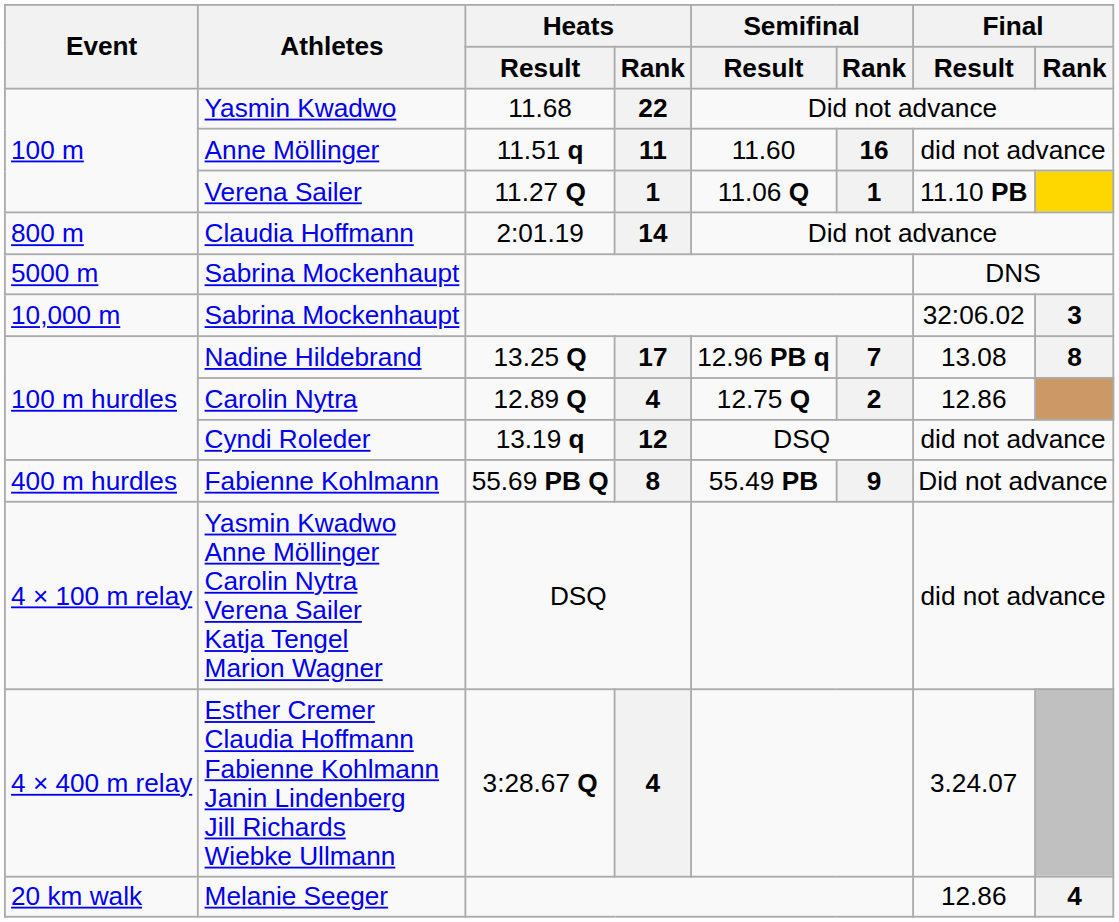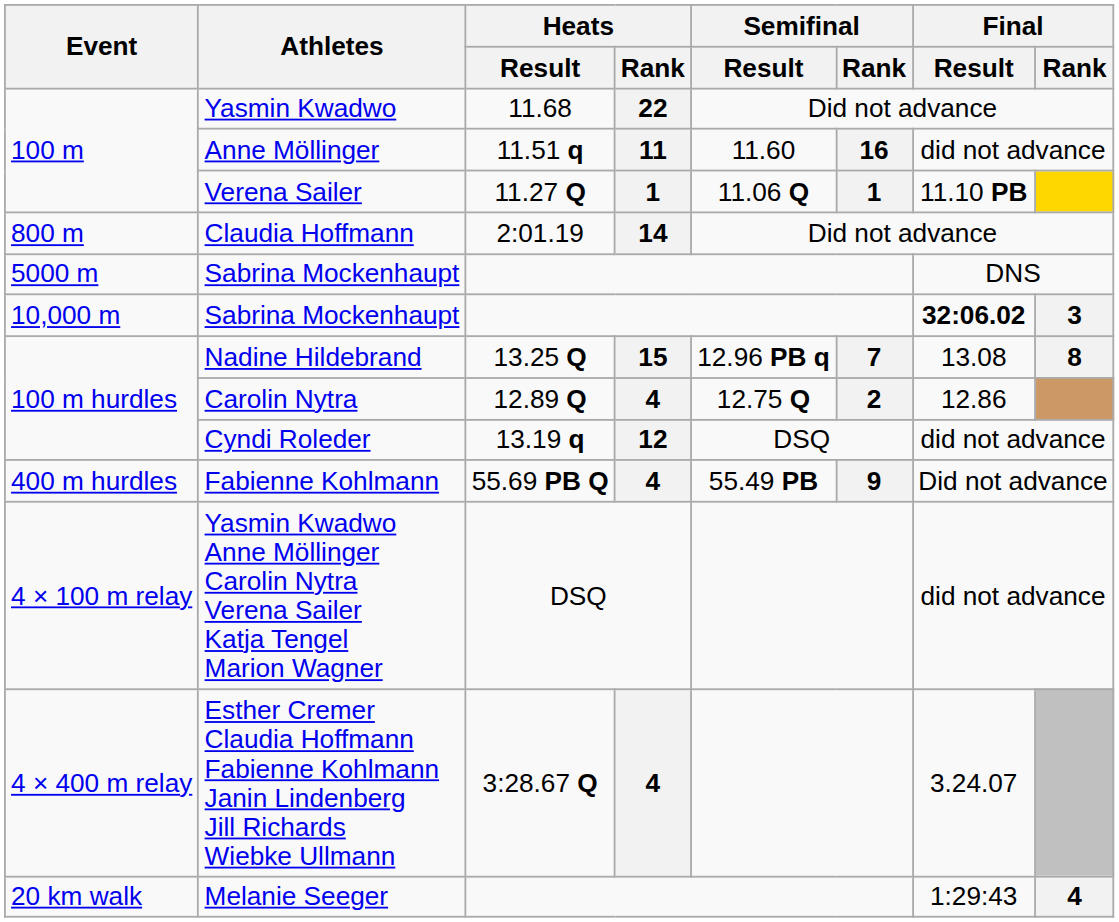(974, 316) normal -> (974, 316) bold
(653, 357) 17 -> (653, 357) 15
(653, 481) 8 -> (653, 481) 4
(974, 897) 12.86 -> (974, 897) 1:29:43
